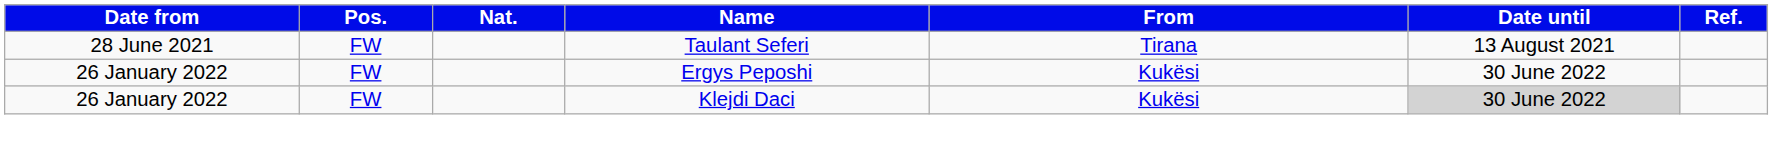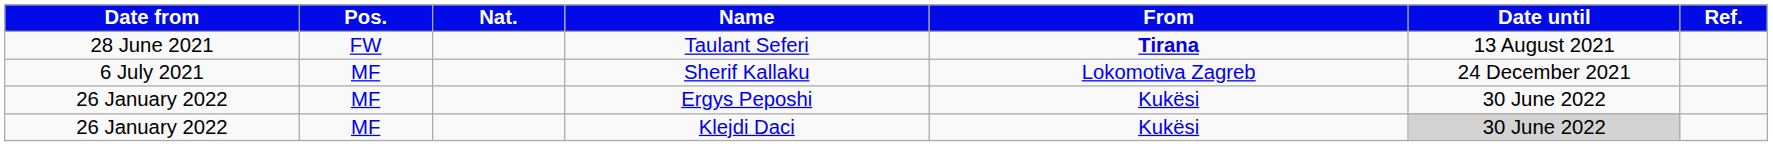(1169, 45) normal -> (1169, 45) bold
+ row: (747, 72)
(366, 72) FW -> (366, 99) MF
(366, 99) FW -> (366, 126) MF
